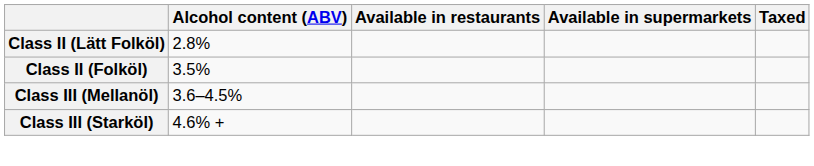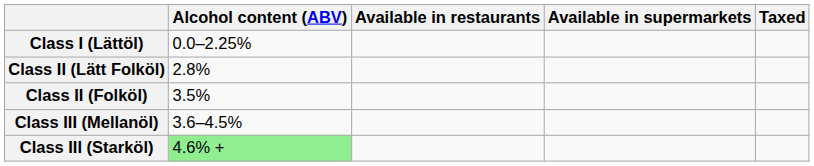+ row: (87, 43)
(198, 122) no background -> (198, 148) lightgreen background
